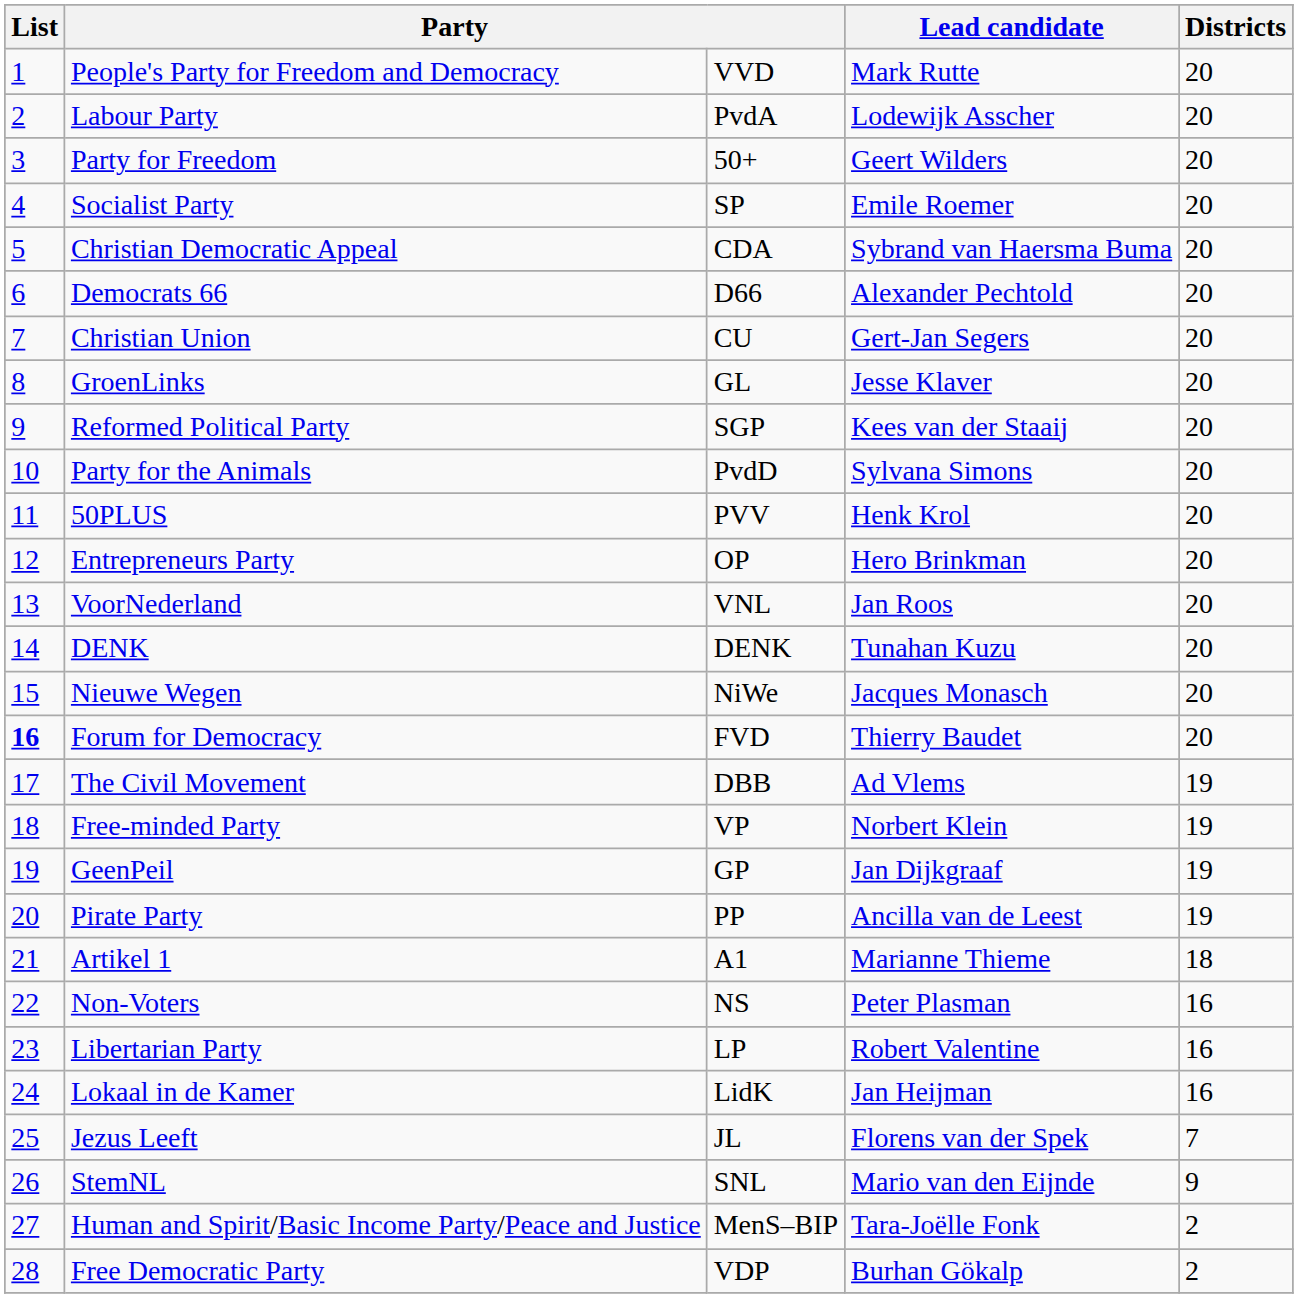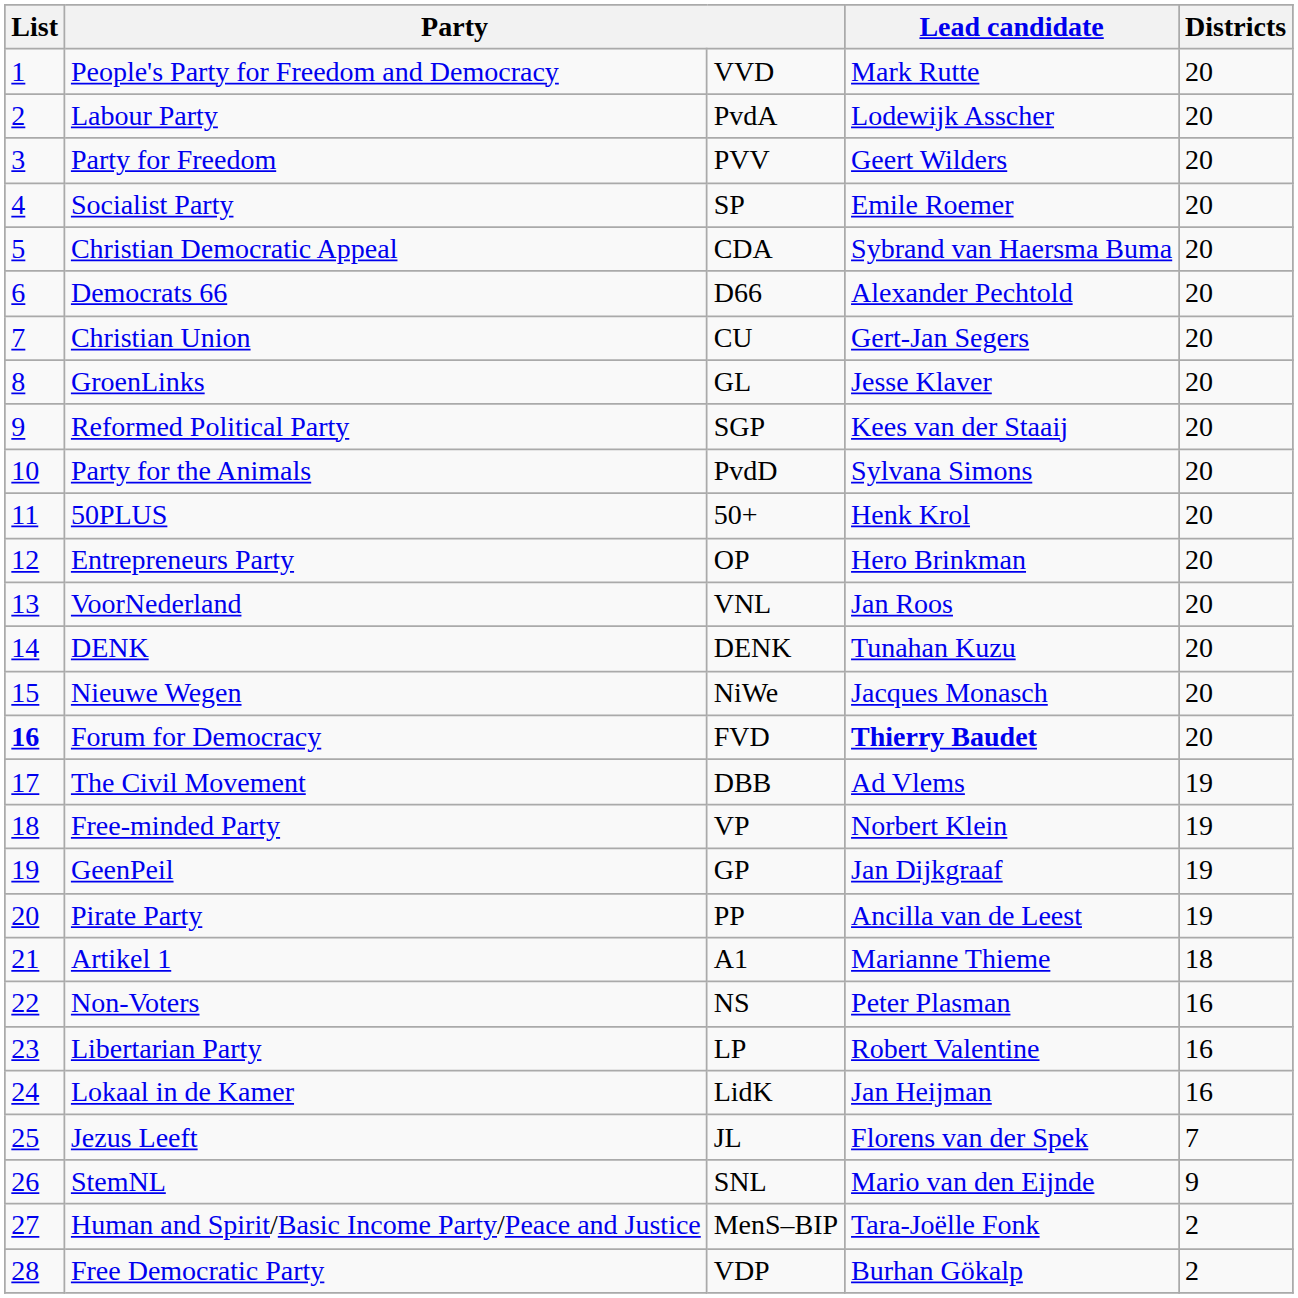(736, 159) 50+ -> (742, 159) PVV
(742, 515) PVV -> (736, 515) 50+
(936, 737) normal -> (944, 737) bold
